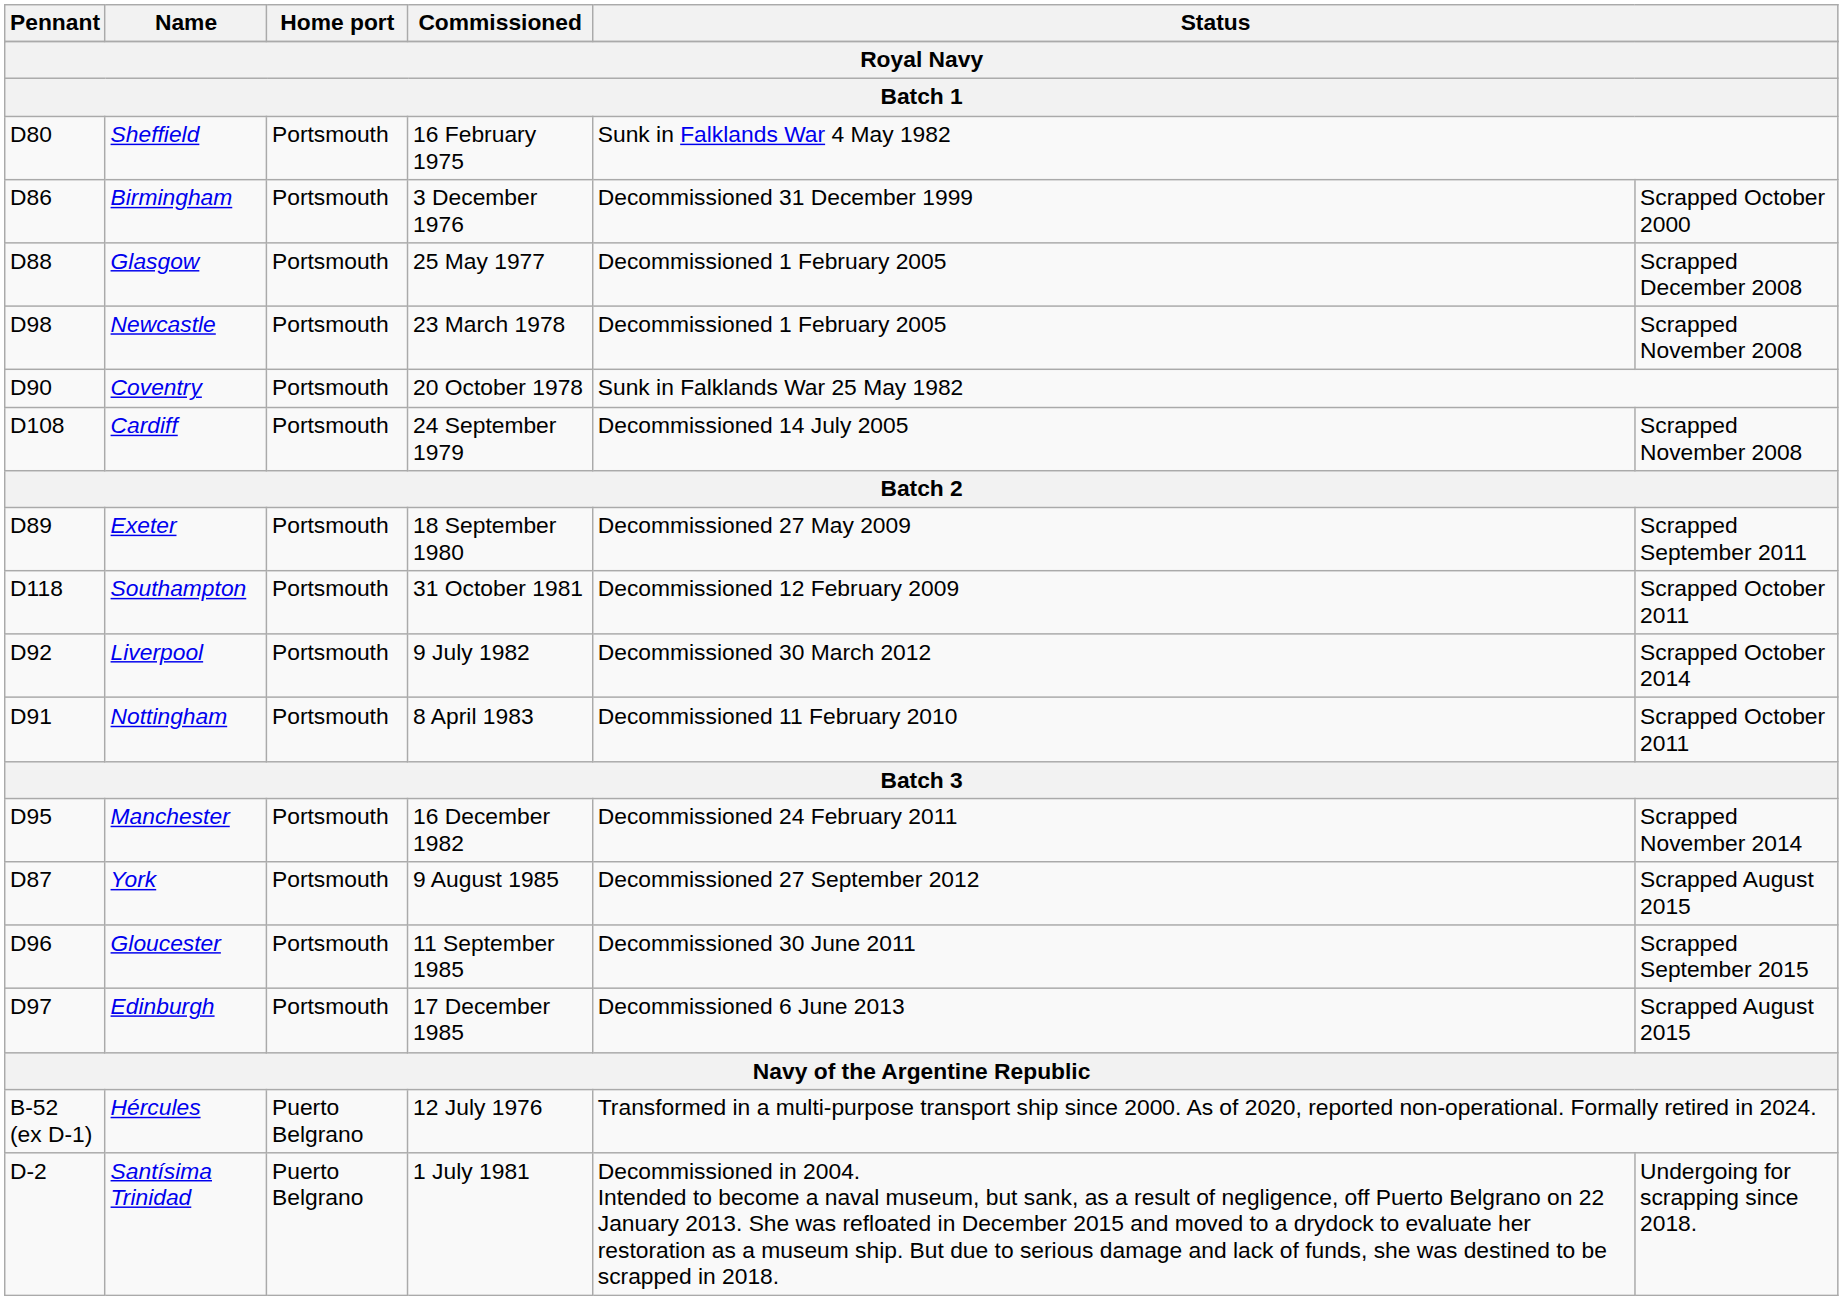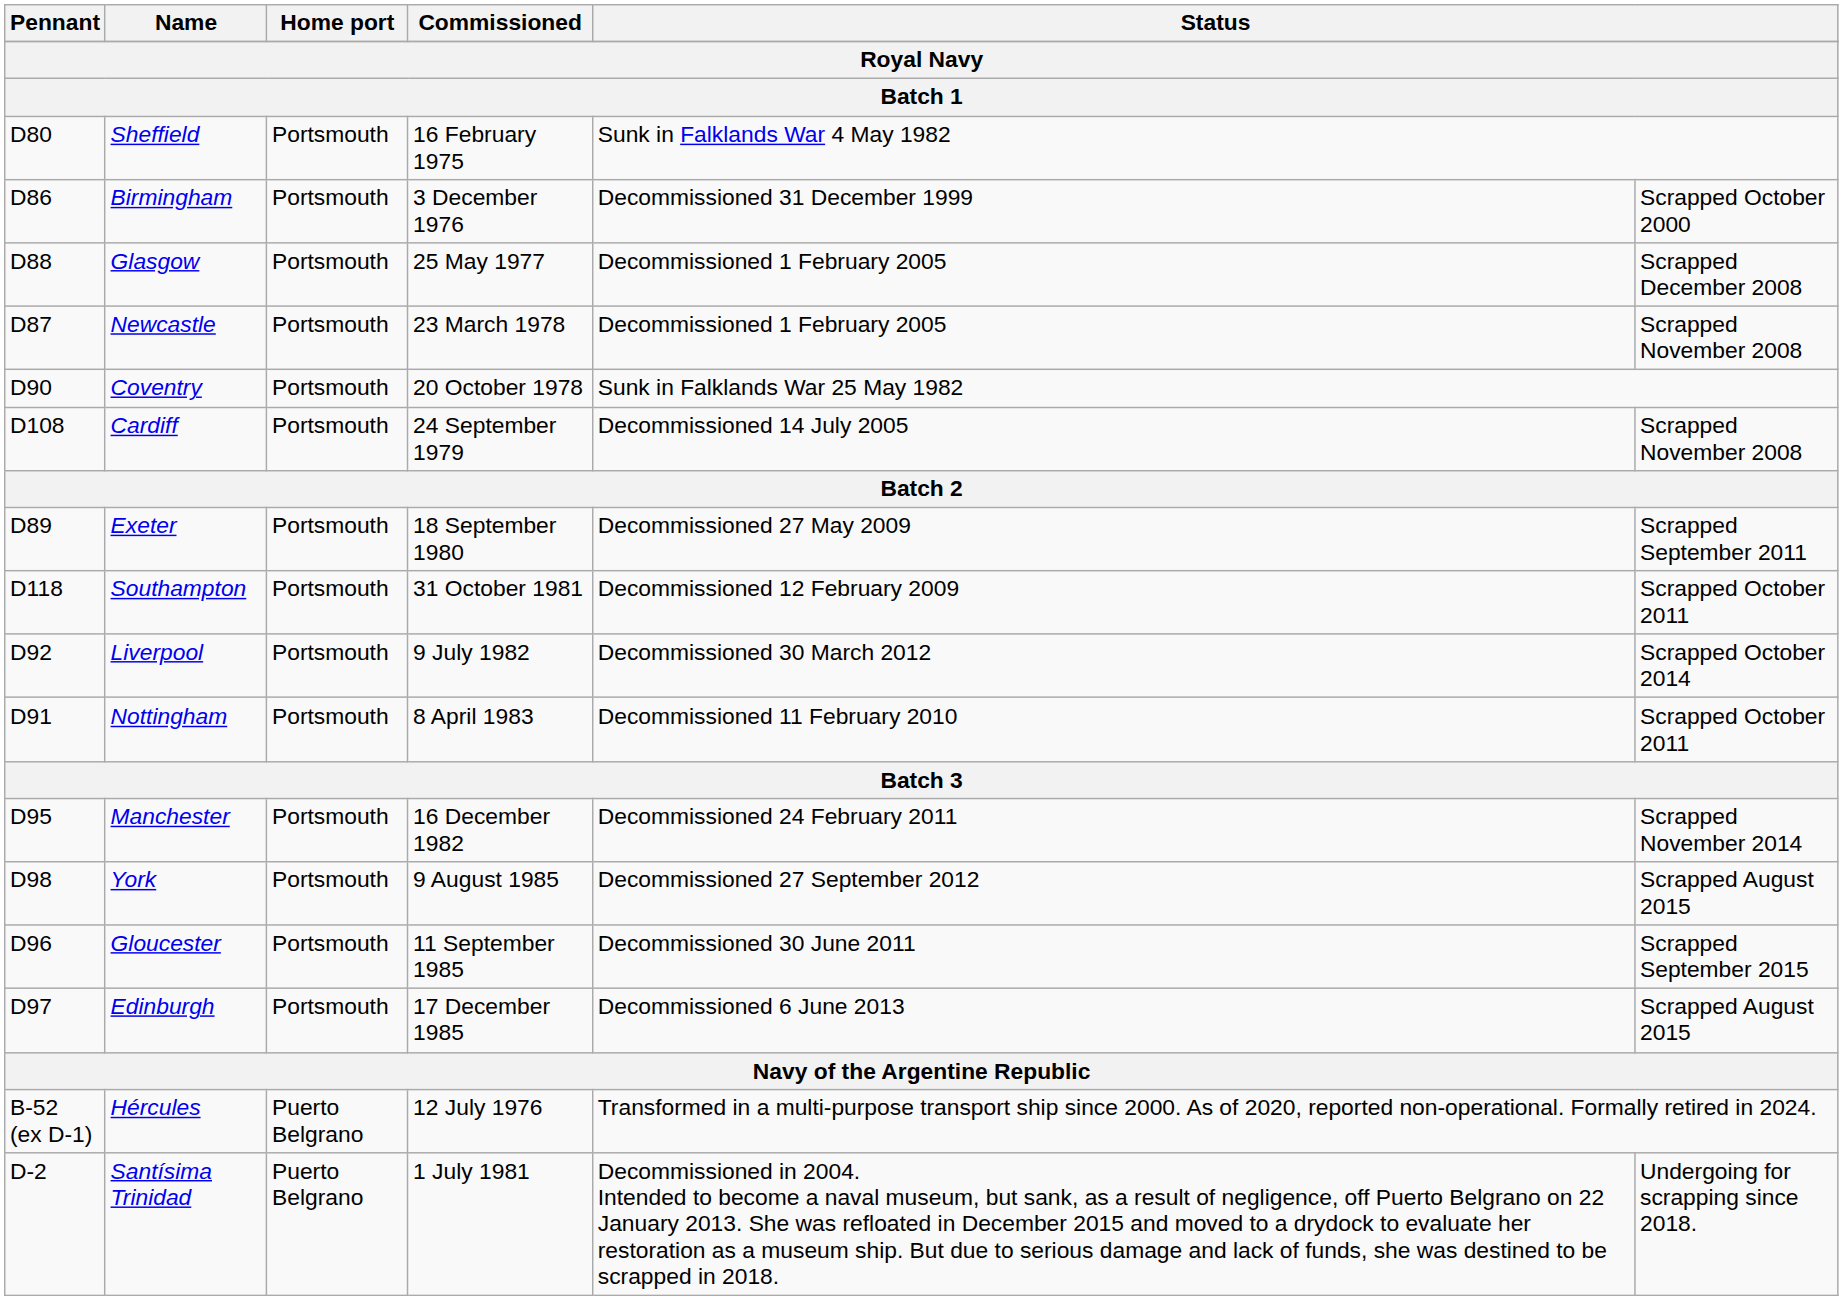(31, 324) D98 -> (31, 324) D87
(31, 879) D87 -> (31, 879) D98
